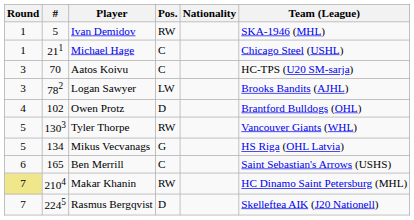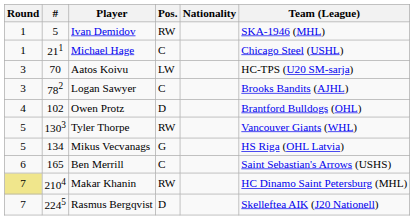(162, 69) C -> (166, 69) LW
(166, 88) LW -> (162, 88) C
